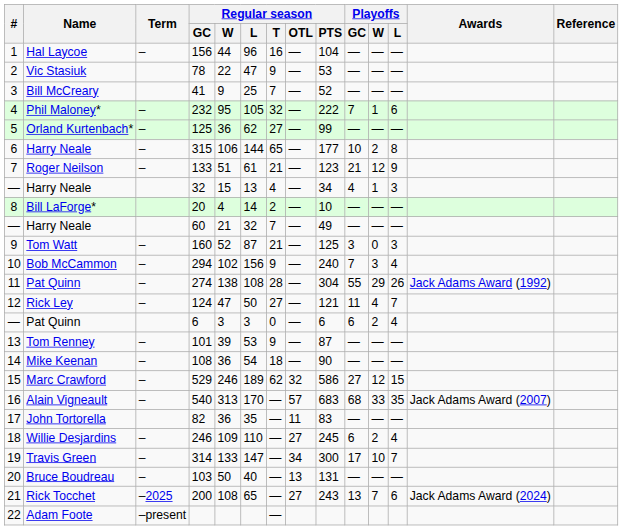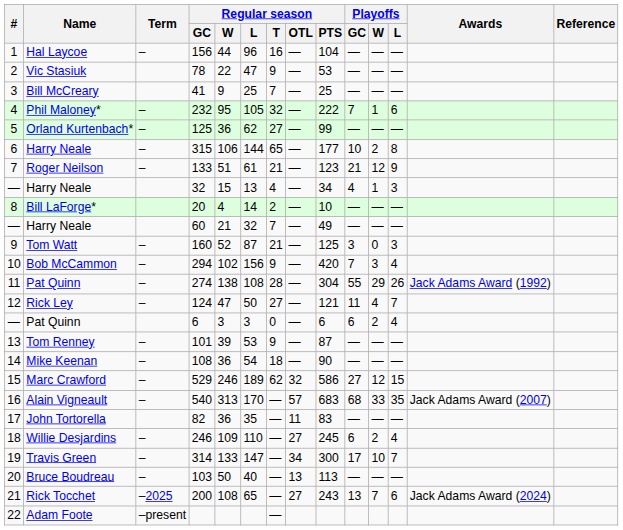(325, 91) 52 -> (325, 91) 25
(329, 264) 240 -> (329, 264) 420
(329, 476) 131 -> (328, 476) 113
